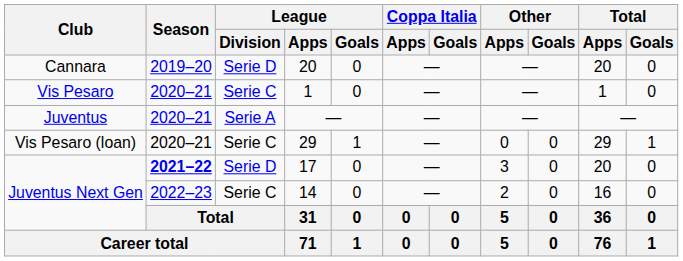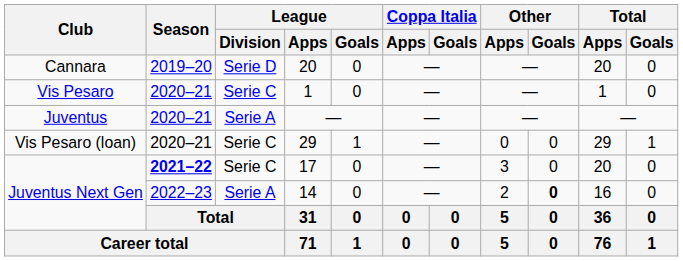(250, 167) Serie D -> (250, 167) Serie C
(250, 192) Serie C -> (250, 192) Serie A
(553, 192) normal -> (553, 192) bold
